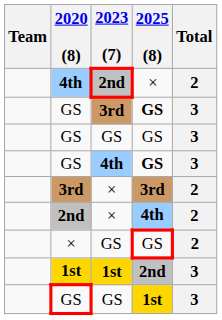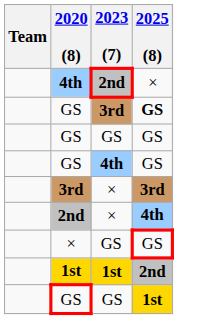- column: (194, 36)
(152, 163) bold -> (152, 163) normal
